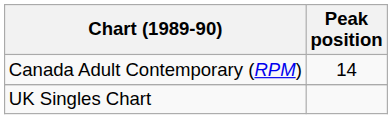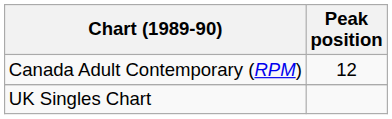(346, 69) 14 -> (346, 69) 12
